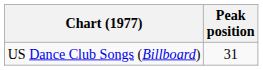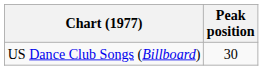(231, 53) 31 -> (231, 53) 30
